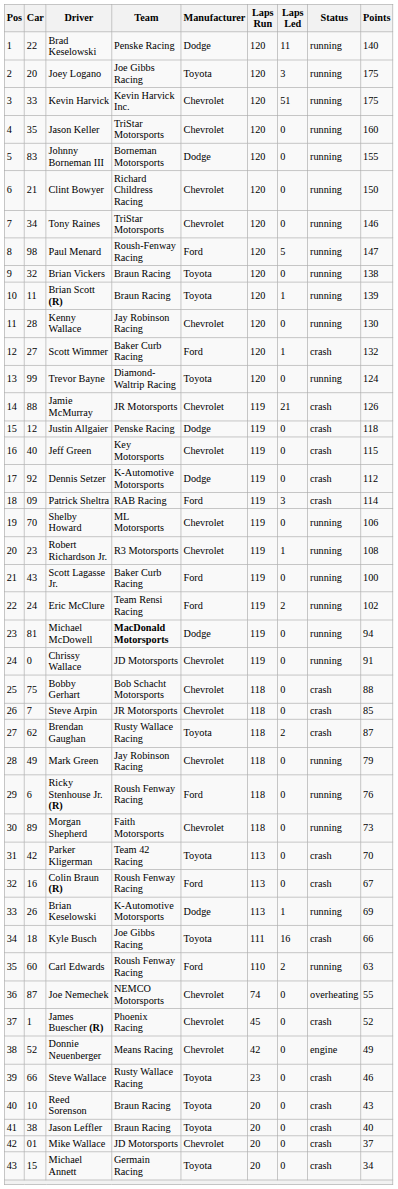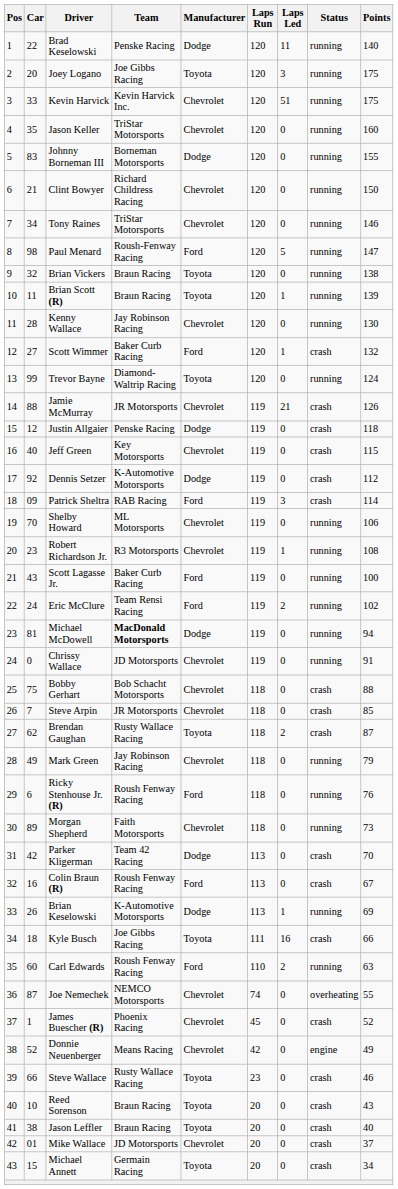(198, 855) Toyota -> (197, 855) Dodge
